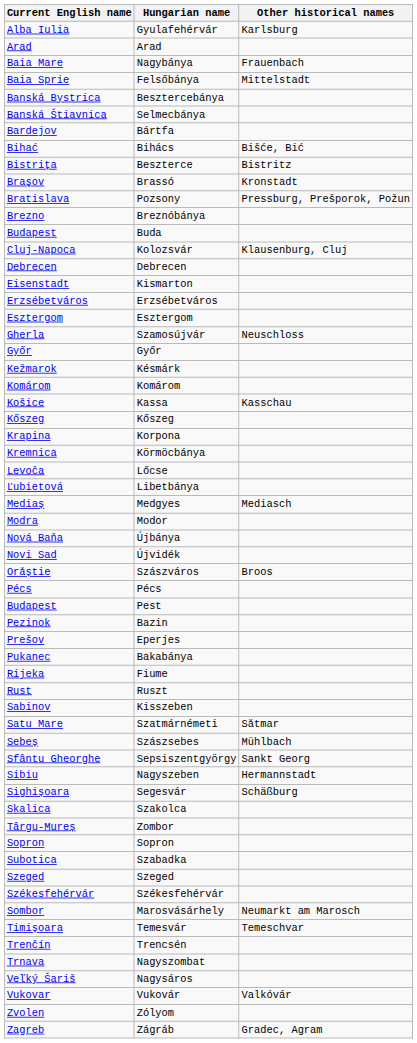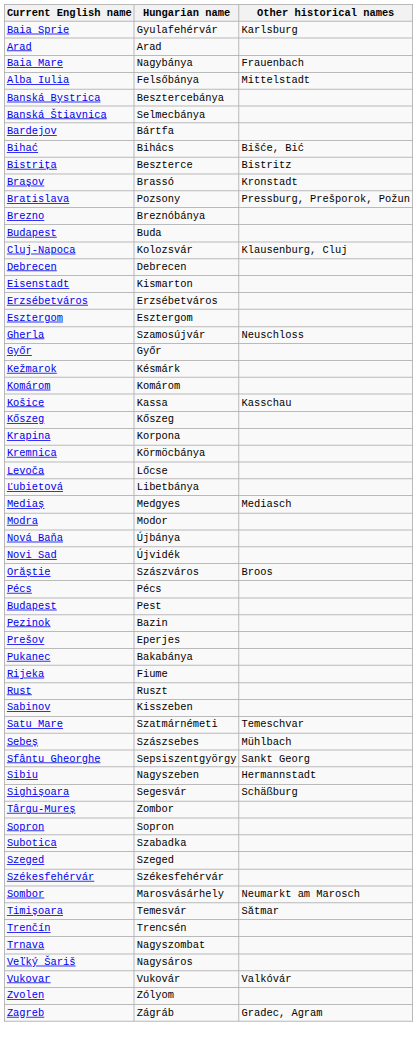(38, 30) Alba Iulia -> (38, 30) Baia Sprie
(38, 81) Baia Sprie -> (38, 81) Alba Iulia
(260, 725) Sătmar -> (273, 725) Temeschvar
- row: (162, 810)
(273, 928) Temeschvar -> (260, 911) Sătmar
